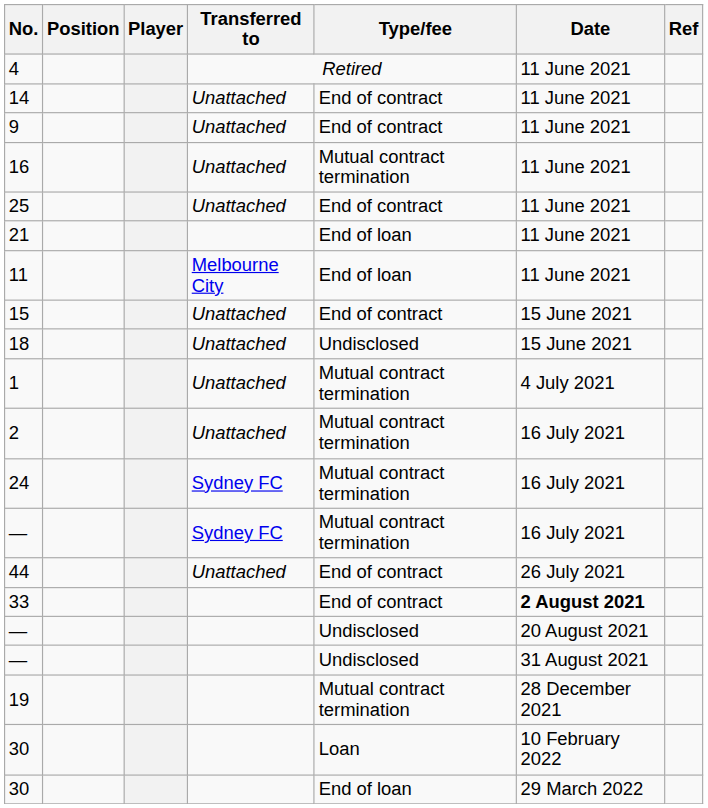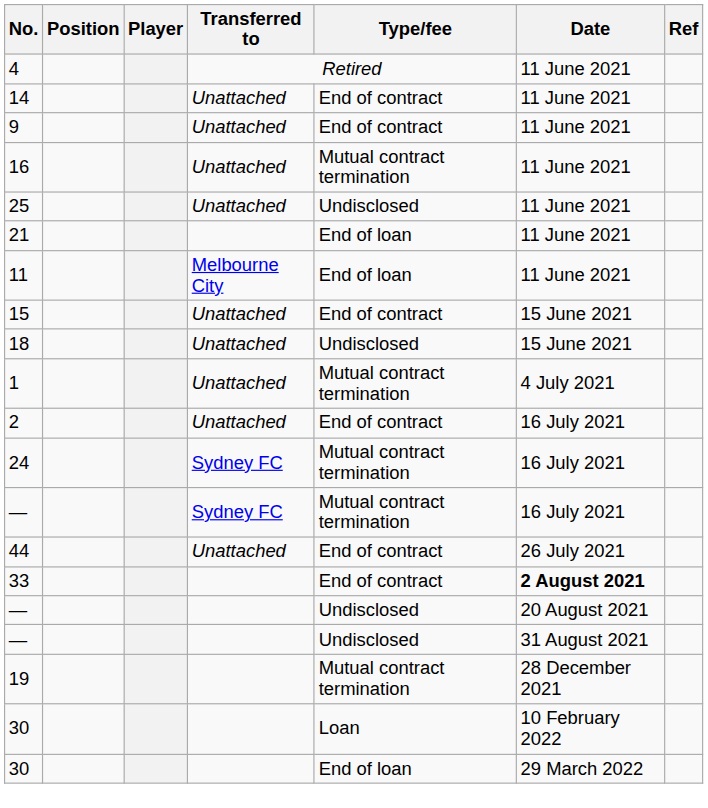(381, 206) End of contract -> (369, 206) Undisclosed
(382, 433) Mutual contract termination -> (381, 422) End of contract
